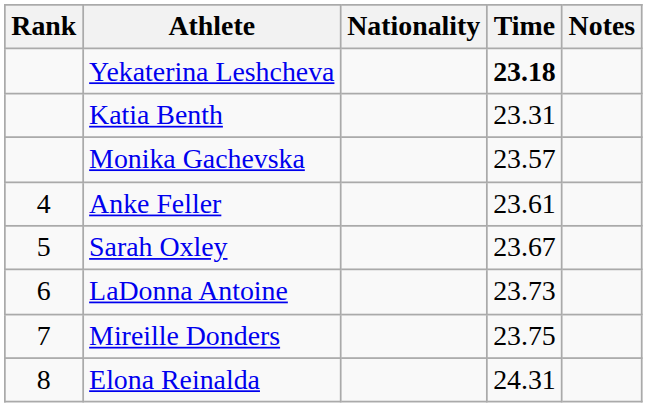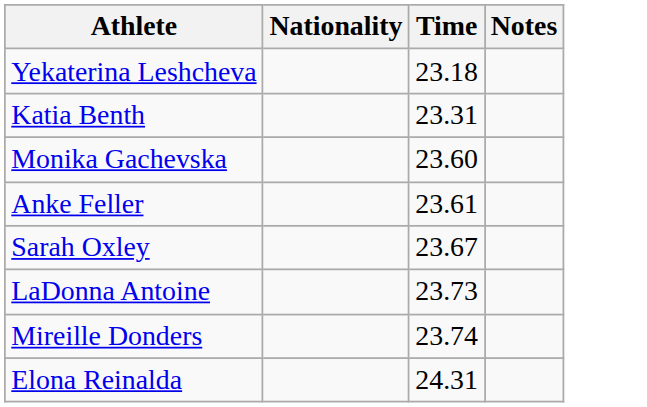- column: (44, 26)
(524, 70) bold -> (447, 70) normal
(524, 159) 23.57 -> (447, 159) 23.60
(524, 335) 23.75 -> (447, 335) 23.74
